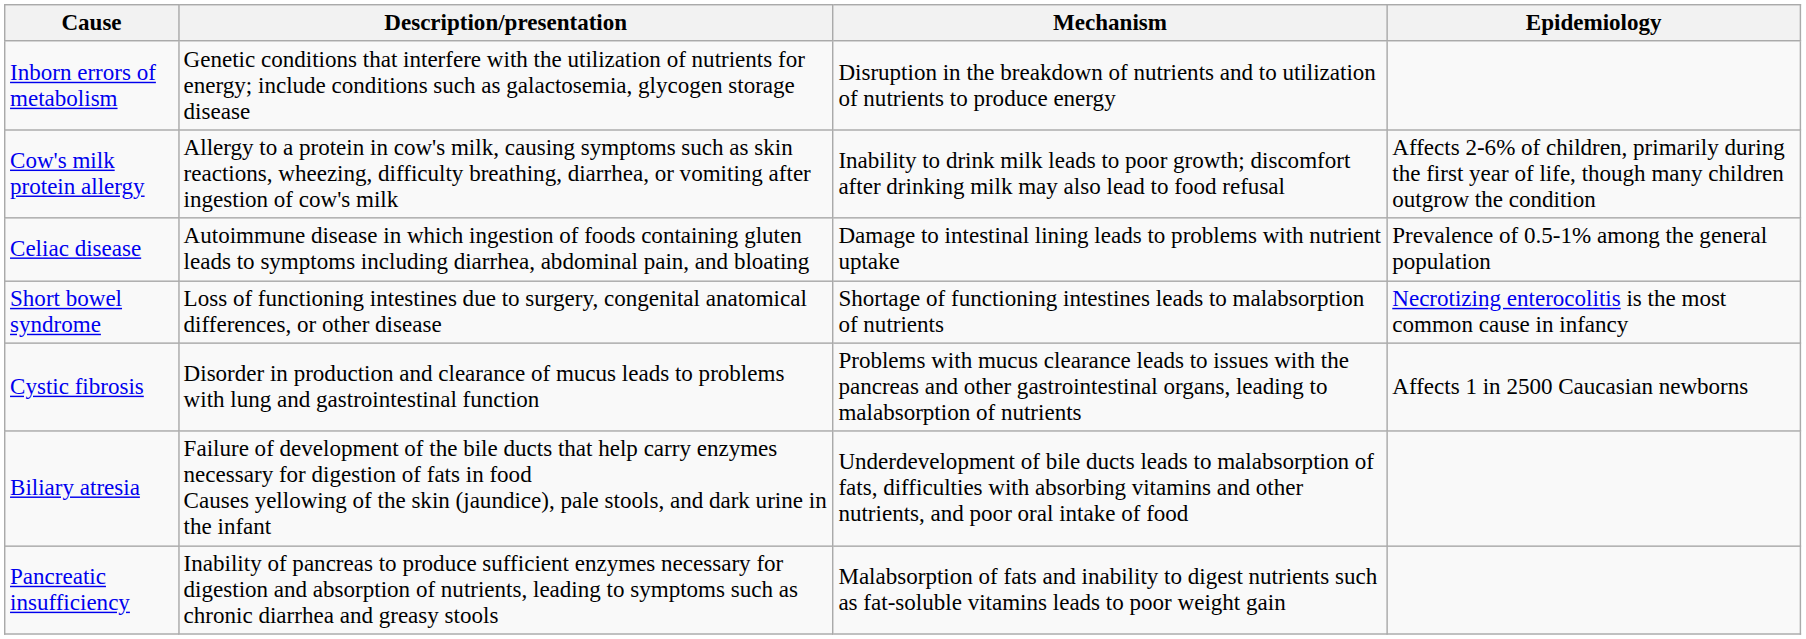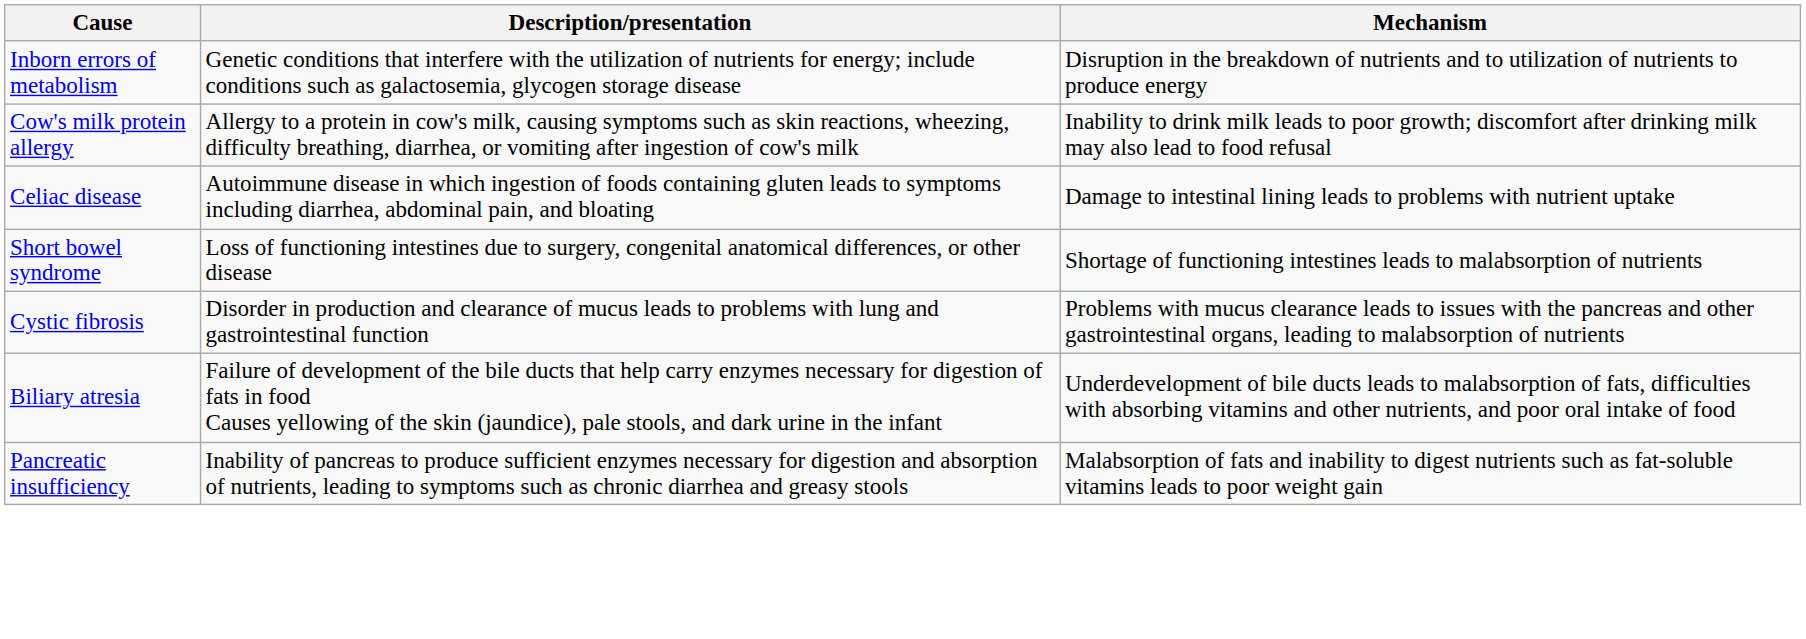- column: (1594, 22)
